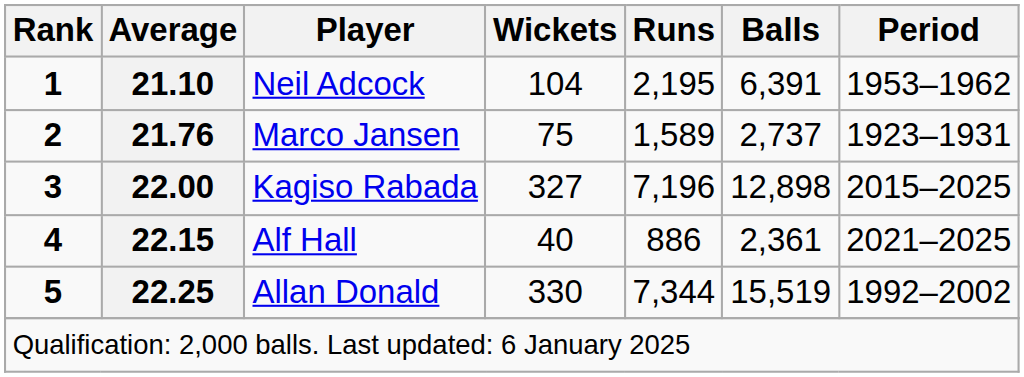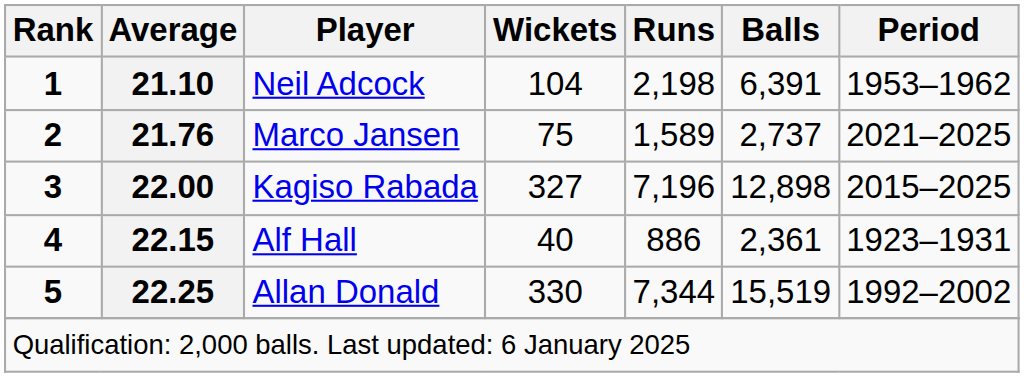(674, 82) 2,195 -> (674, 82) 2,198
(929, 135) 1923–1931 -> (929, 135) 2021–2025
(929, 239) 2021–2025 -> (929, 239) 1923–1931
